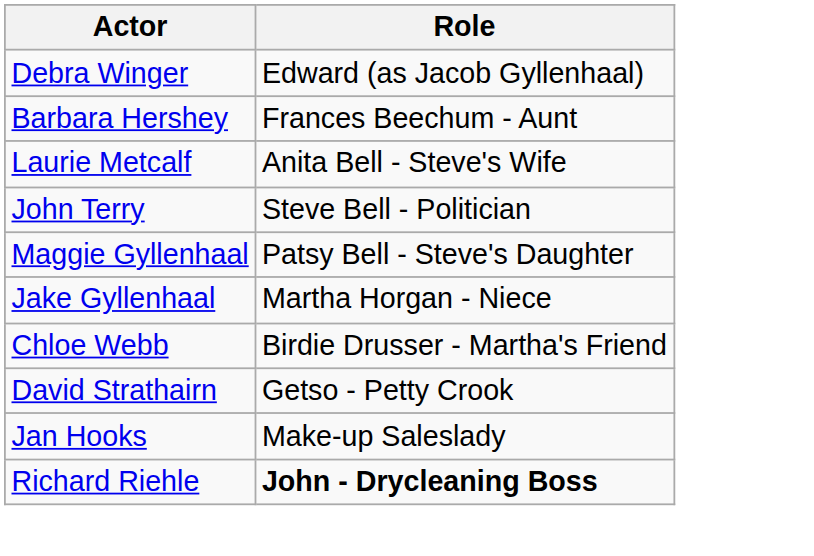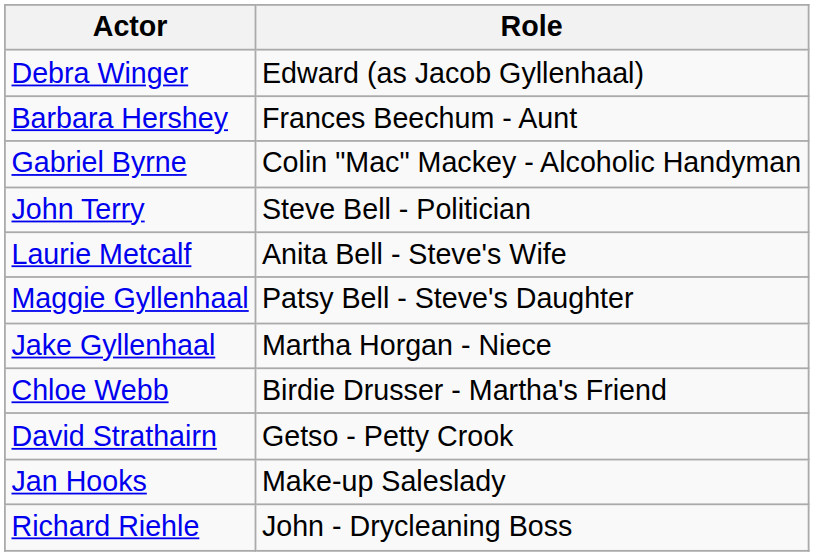+ row: (99, 163)
rows swapped: (101, 163) <-> (78, 208)
(430, 481) bold -> (417, 526) normal
